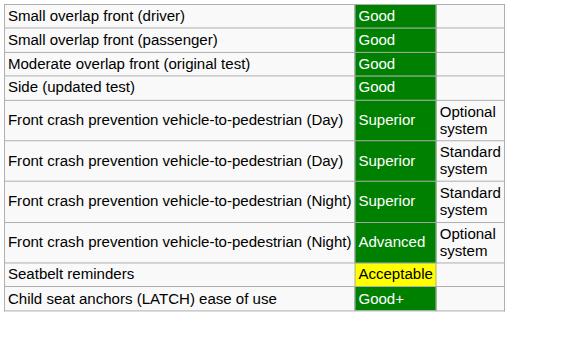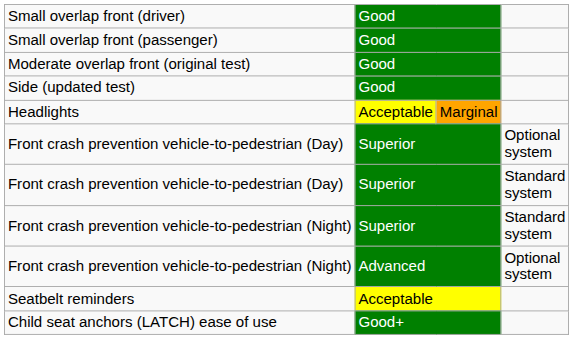+ row: (43, 111)
